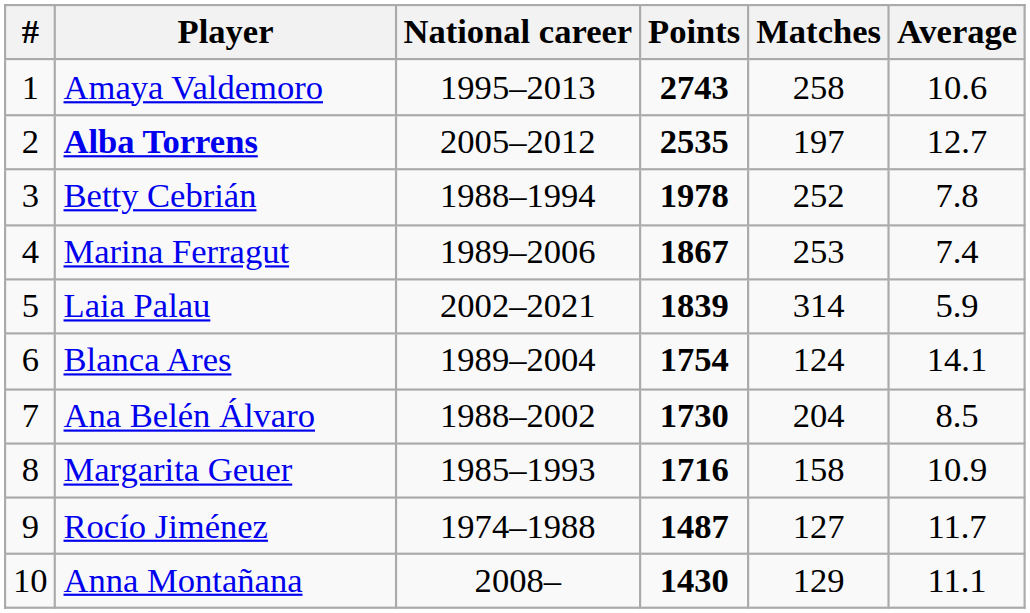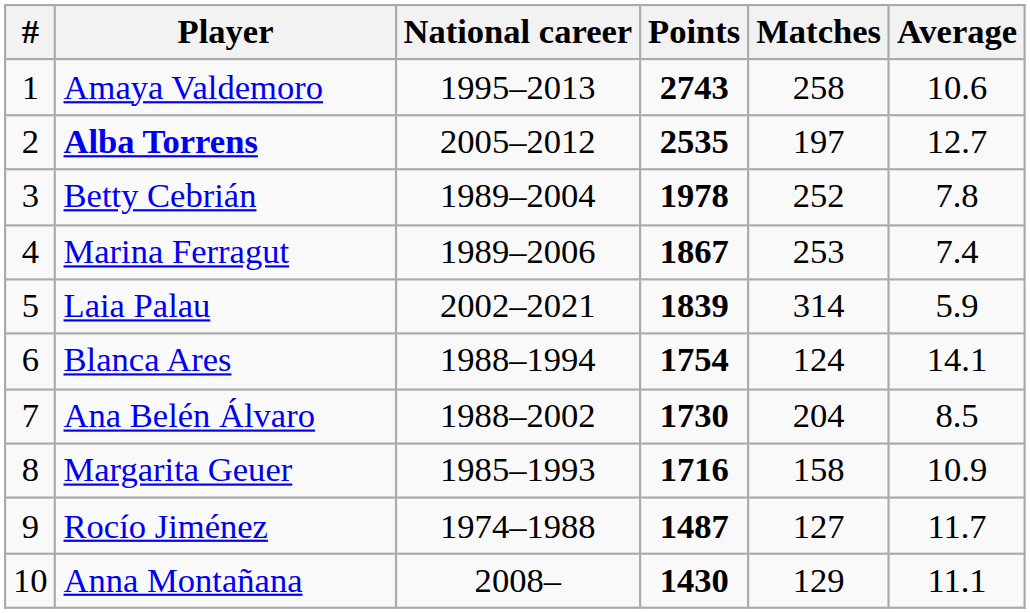(518, 196) 1988–1994 -> (518, 196) 1989–2004
(518, 360) 1989–2004 -> (518, 360) 1988–1994
